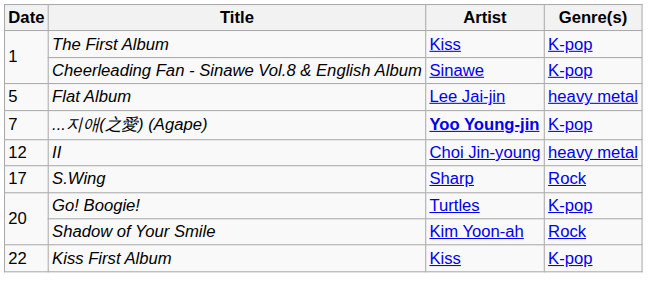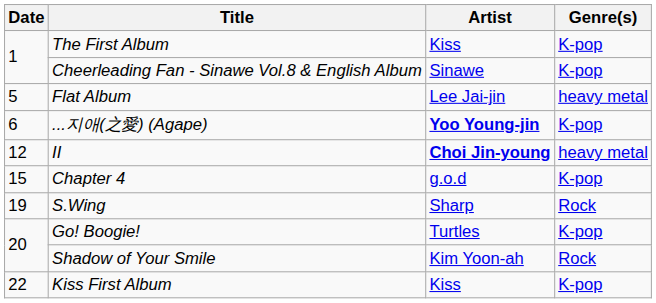(13, 124) 7 -> (13, 124) 6
(485, 152) normal -> (490, 152) bold
+ row: (89, 179)
(18, 179) 17 -> (18, 205) 19
